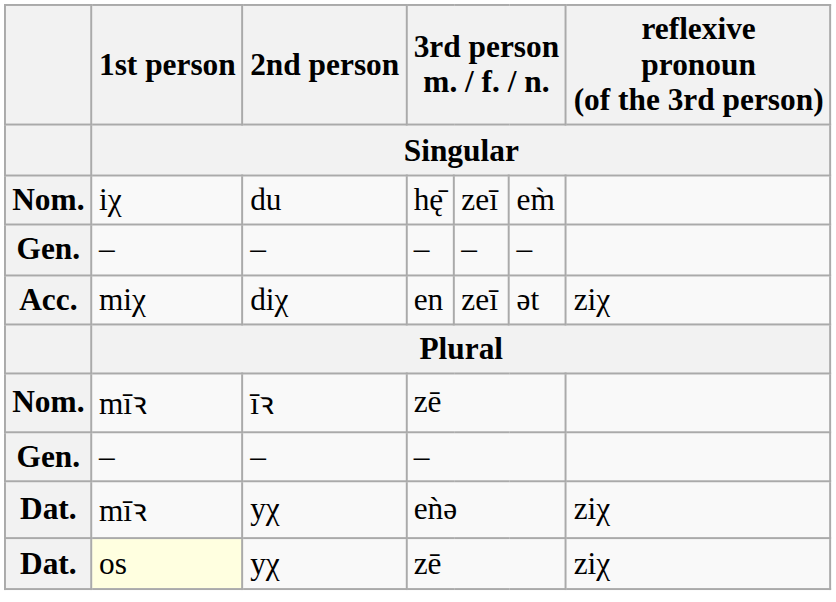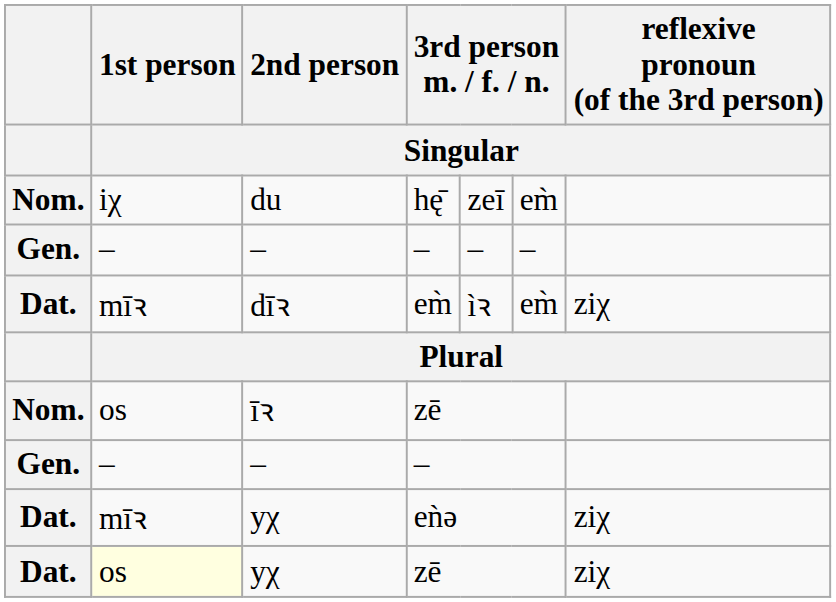+ row: (270, 304)
- row: (269, 298)
(123, 404) mīꝛ -> (113, 410) os
